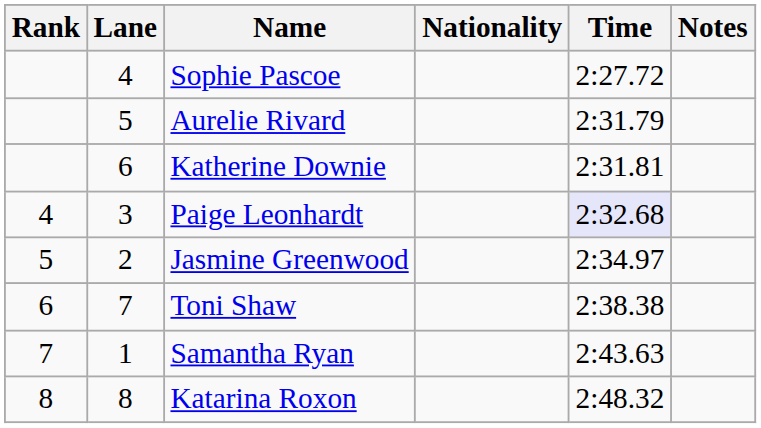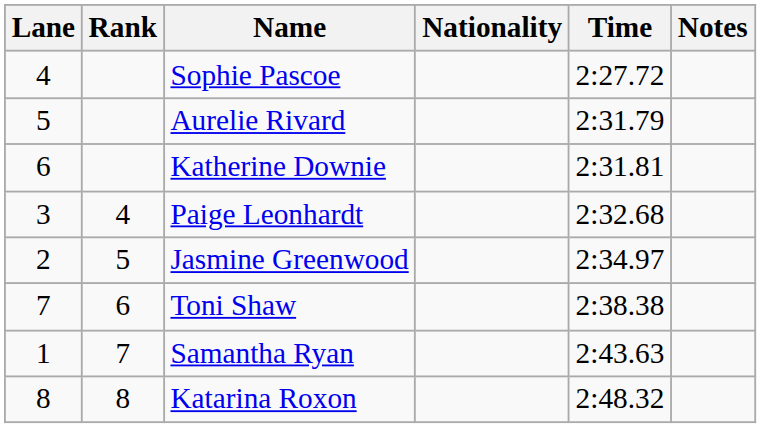columns swapped: (46, 27) <-> (125, 27)
(620, 213) lavender background -> (620, 213) no background
